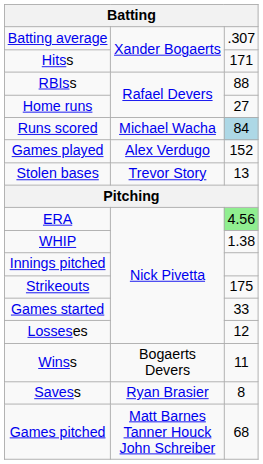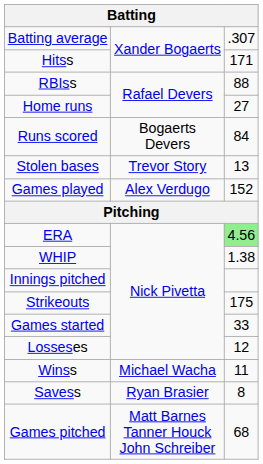(167, 128) Michael Wacha -> (167, 136) Bogaerts Devers
(241, 128) lightblue background -> (241, 136) no background
rows swapped: (58, 173) <-> (58, 151)
(167, 362) Bogaerts Devers -> (167, 370) Michael Wacha
